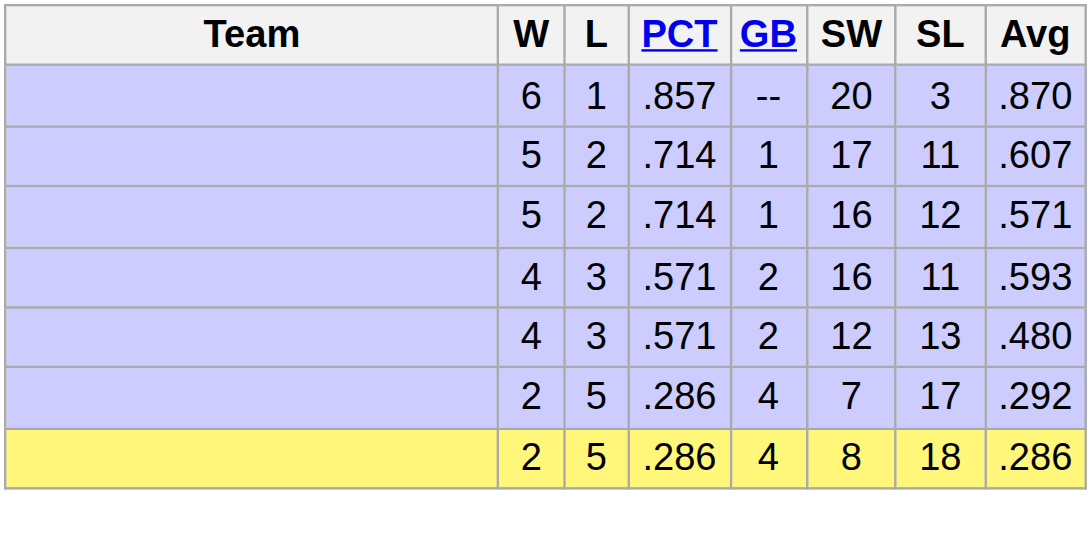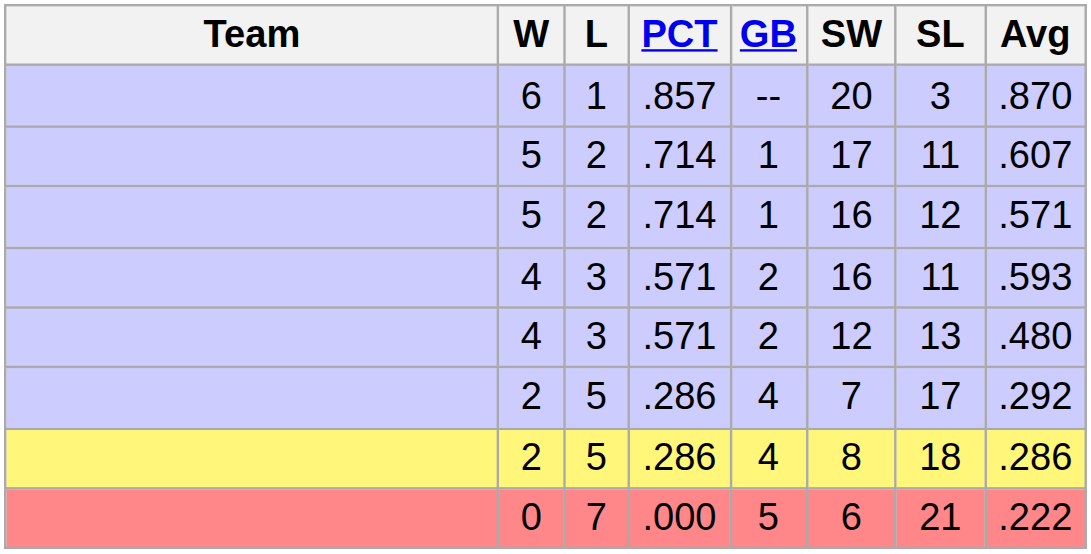+ row: (531, 517)
